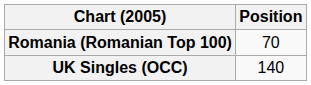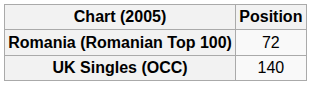(271, 42) 70 -> (271, 42) 72
